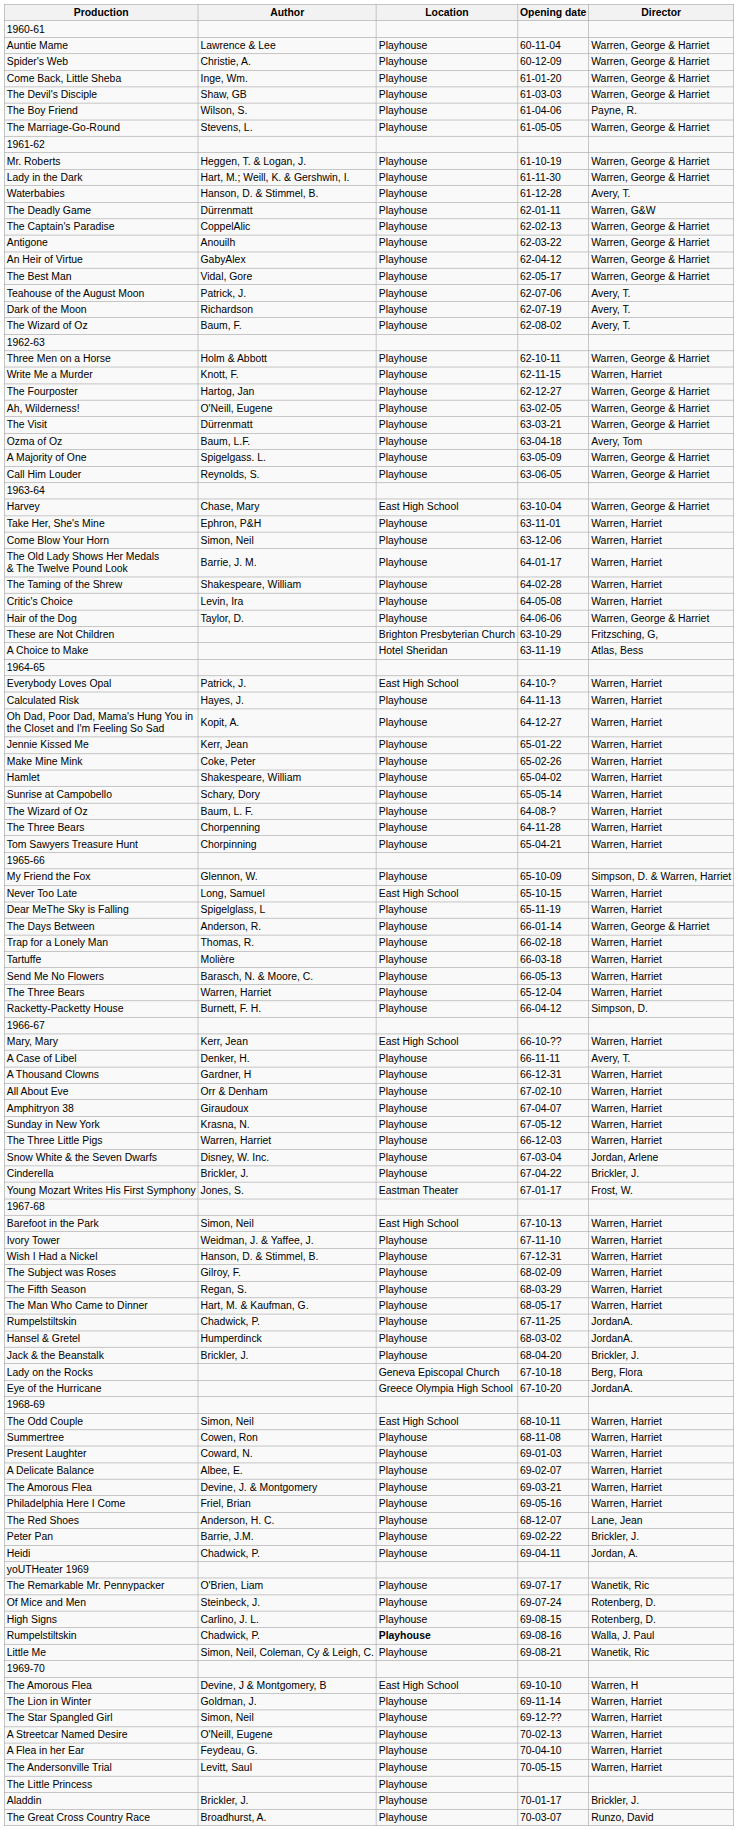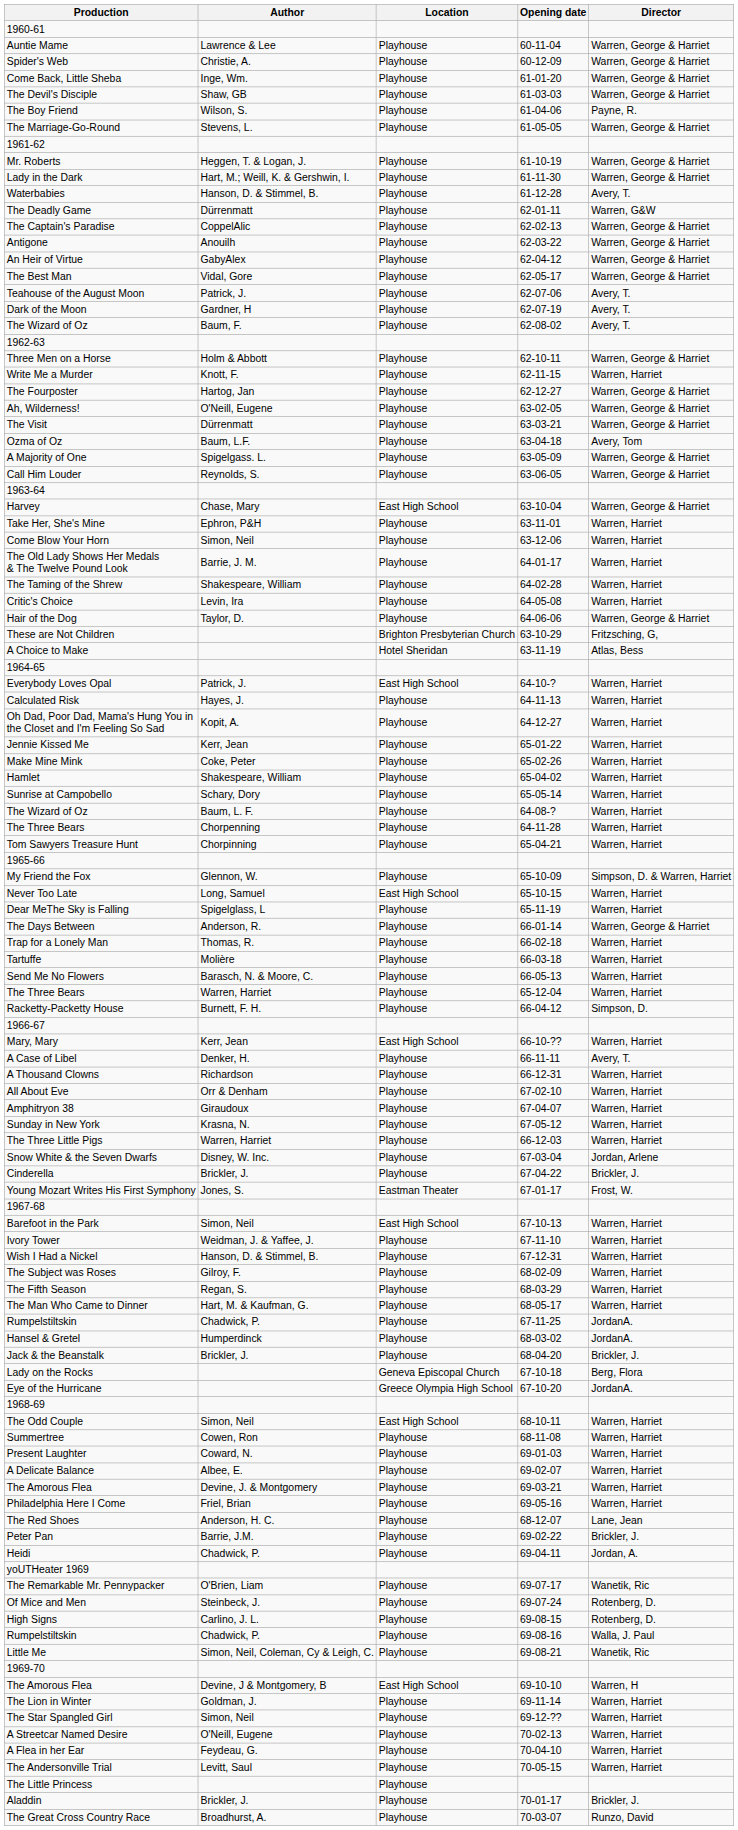(227, 309) Richardson -> (226, 309) Gardner, H
(226, 1075) Gardner, H -> (227, 1075) Richardson
(405, 1636) bold -> (403, 1636) normal
